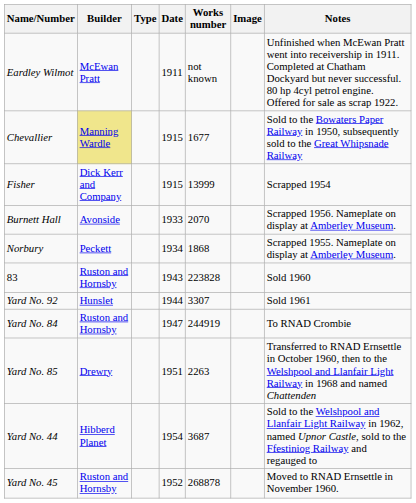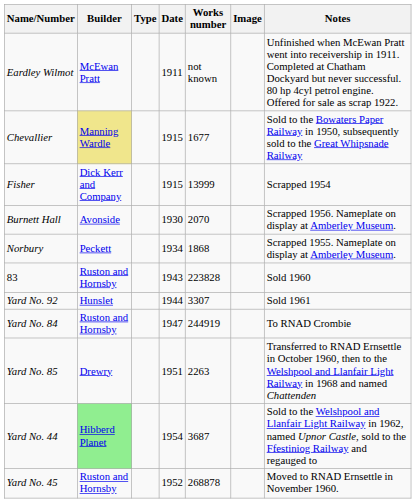(172, 219) 1933 -> (172, 219) 1930
(97, 436) no background -> (97, 436) lightgreen background
